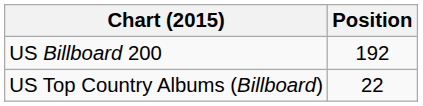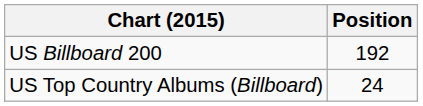(372, 85) 22 -> (372, 85) 24
